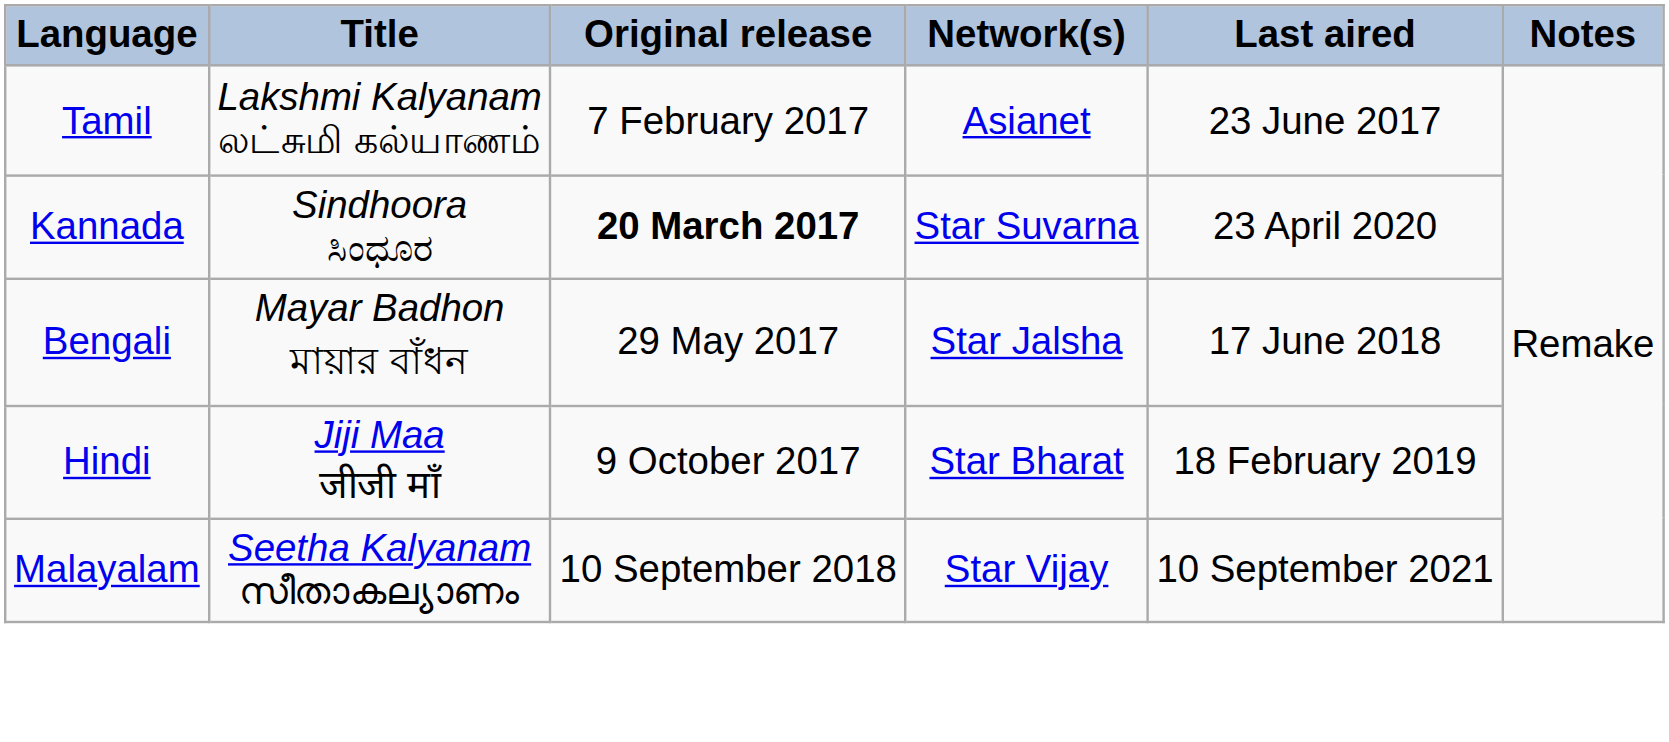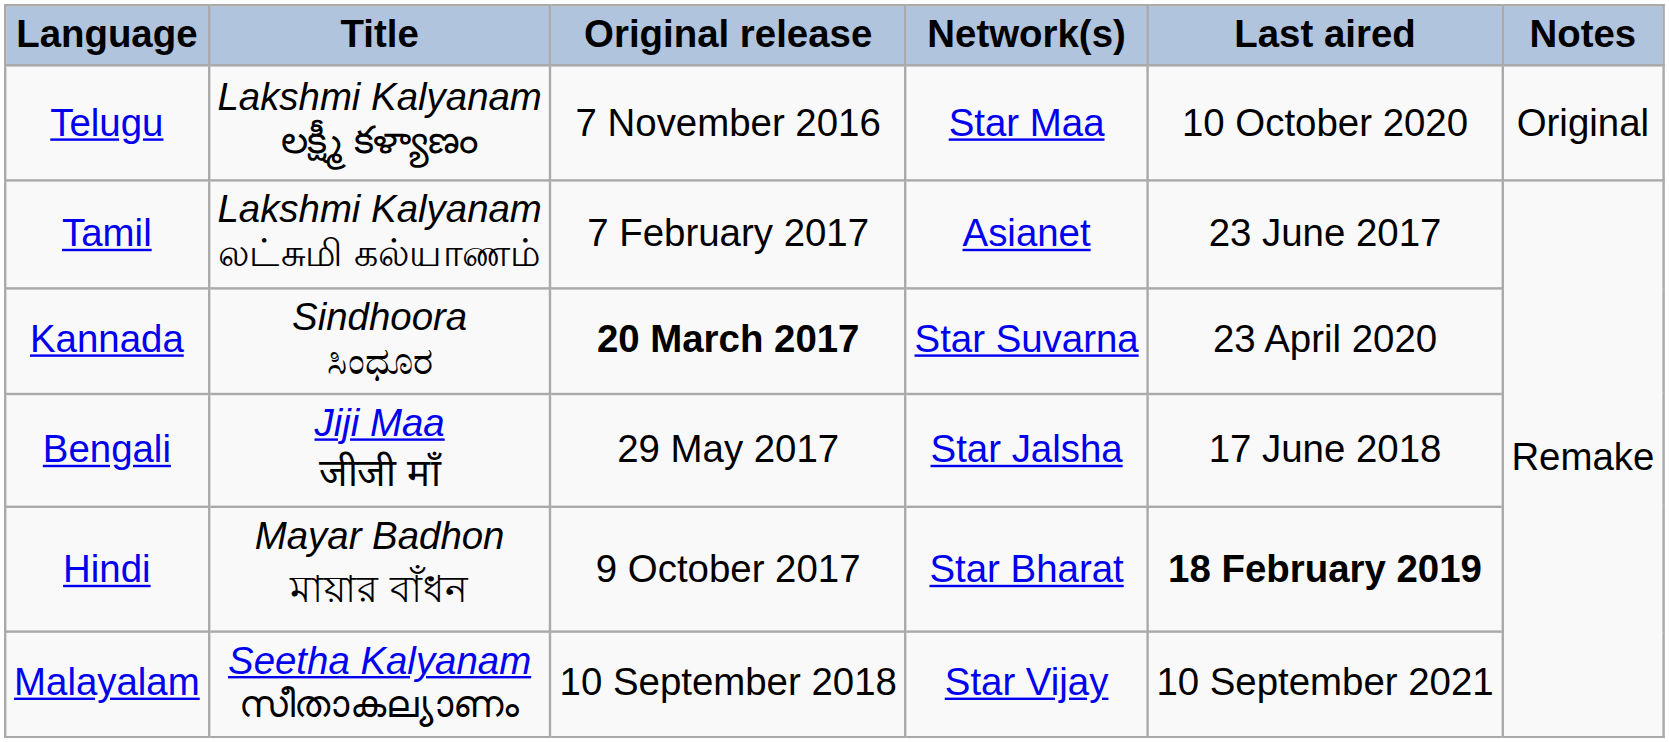+ row: (107, 122)
(380, 335) Mayar Badhon মায়ার বাঁধন -> (380, 447) Jiji Maa जीजी माँ
(380, 459) Jiji Maa जीजी माँ -> (380, 562) Mayar Badhon মায়ার বাঁধন
(1325, 460) normal -> (1325, 568) bold
